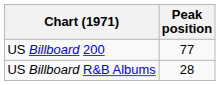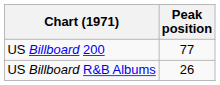(187, 70) 28 -> (187, 70) 26
